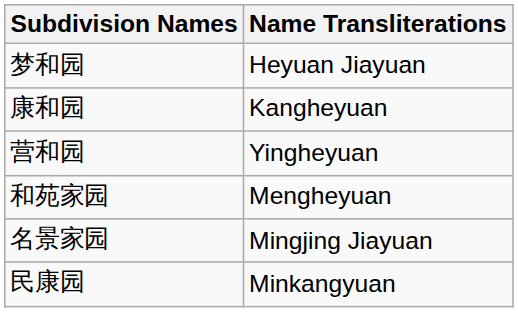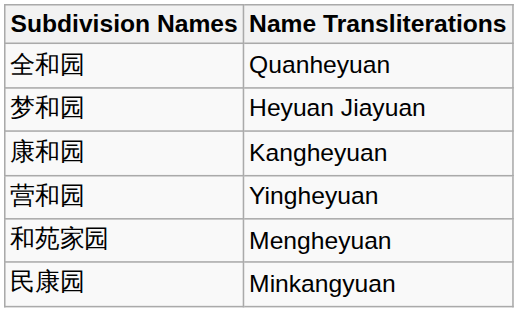+ row: (47, 64)
- row: (60, 239)
